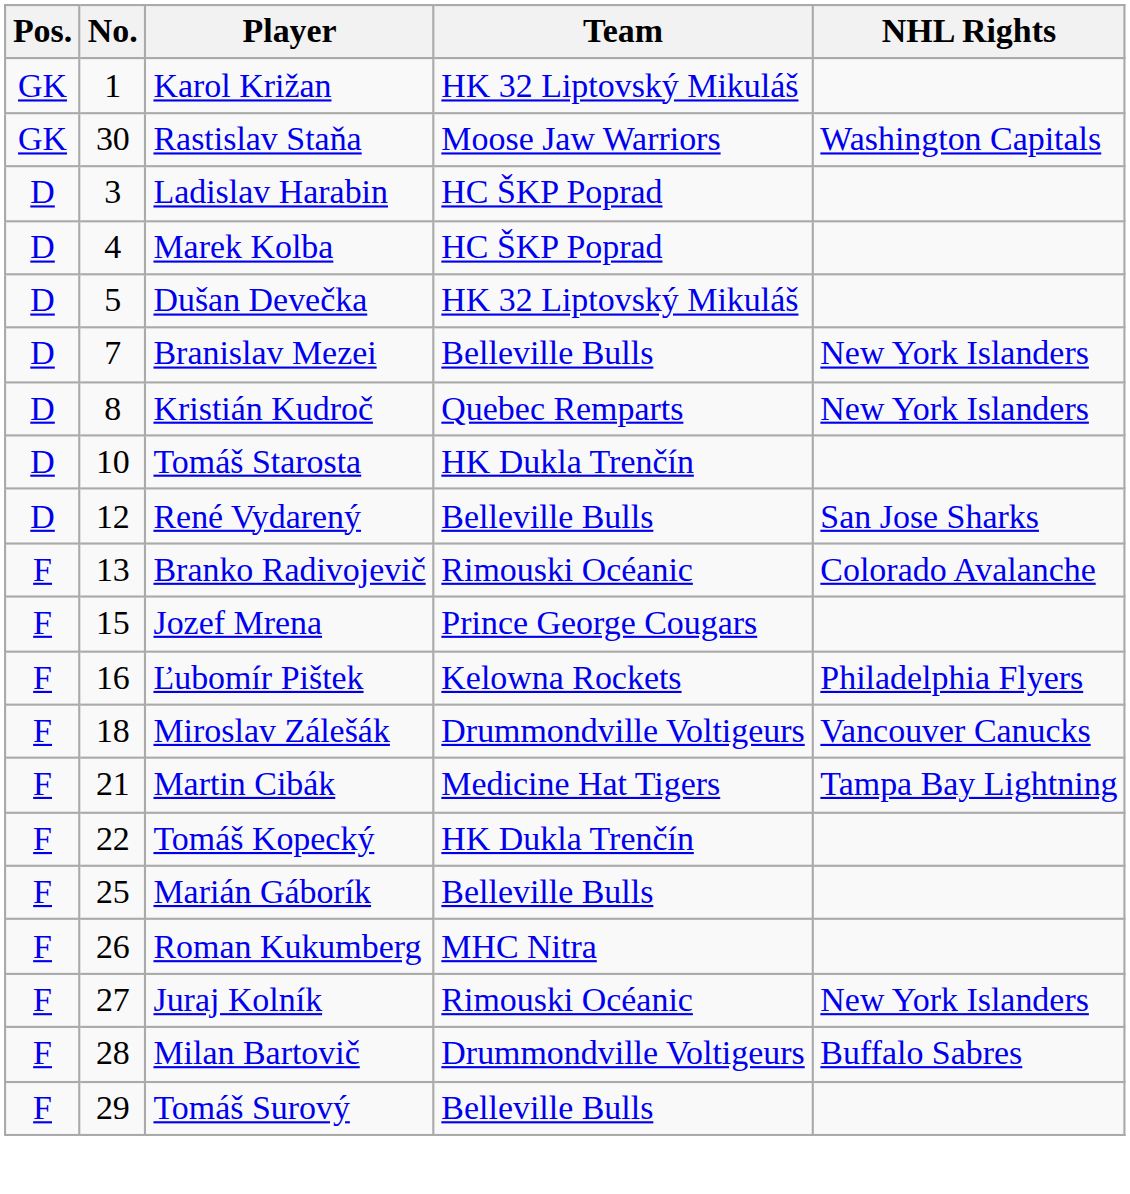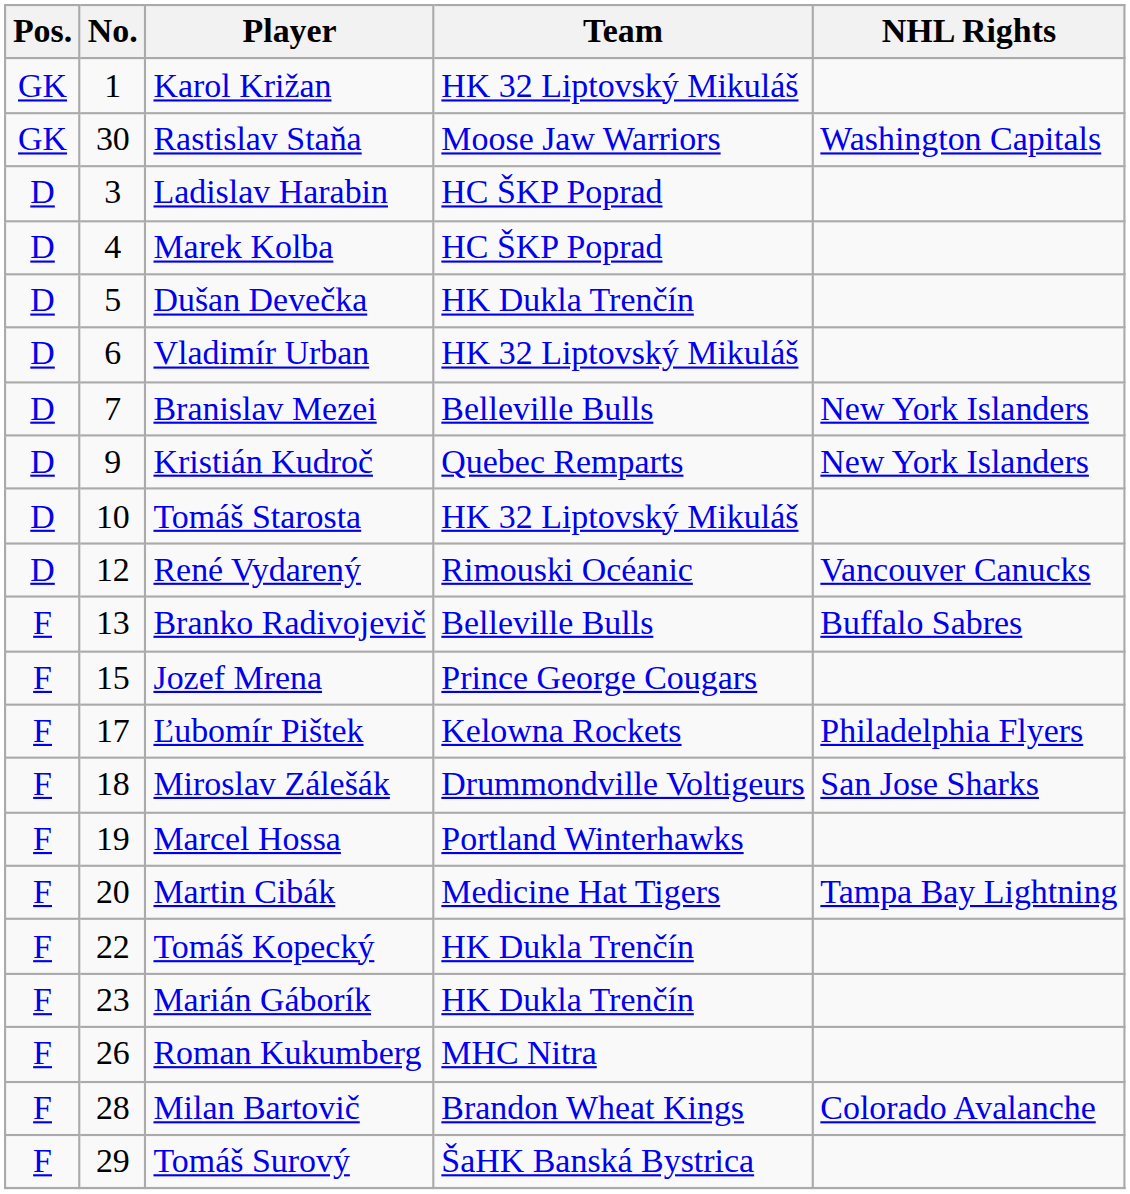(620, 300) HK 32 Liptovský Mikuláš -> (568, 300) HK Dukla Trenčín
+ row: (261, 354)
(113, 407) 8 -> (113, 461) 9
(568, 461) HK Dukla Trenčín -> (620, 515) HK 32 Liptovský Mikuláš
(547, 515) Belleville Bulls -> (567, 569) Rimouski Océanic
(930, 515) San Jose Sharks -> (956, 569) Vancouver Canucks
(567, 569) Rimouski Océanic -> (547, 623) Belleville Bulls
(958, 569) Colorado Avalanche -> (921, 623) Buffalo Sabres
(113, 676) 16 -> (113, 730) 17
(956, 730) Vancouver Canucks -> (930, 784) San Jose Sharks
+ row: (247, 838)
(113, 784) 21 -> (113, 892) 20
(113, 892) 25 -> (113, 999) 23
(547, 892) Belleville Bulls -> (568, 999) HK Dukla Trenčín
- row: (238, 999)
(623, 1053) Drummondville Voltigeurs -> (593, 1107) Brandon Wheat Kings
(921, 1053) Buffalo Sabres -> (958, 1107) Colorado Avalanche
(547, 1107) Belleville Bulls -> (598, 1161) ŠaHK Banská Bystrica
